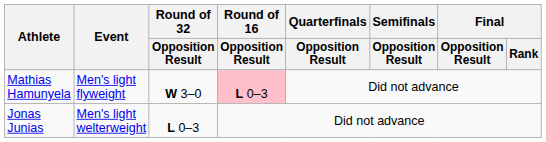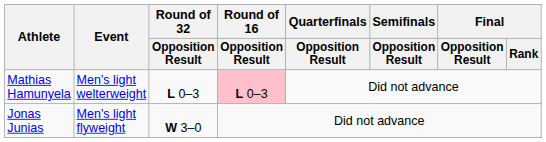(106, 87) Men's light flyweight -> (111, 87) Men's light welterweight
(183, 94) W 3–0 -> (183, 94) L 0–3
(111, 121) Men's light welterweight -> (106, 121) Men's light flyweight
(183, 128) L 0–3 -> (183, 128) W 3–0
